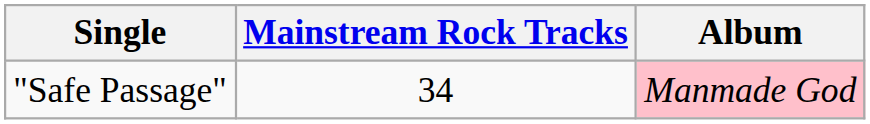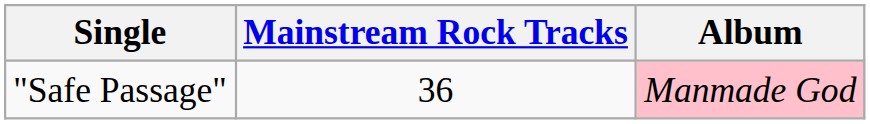(436, 88) 34 -> (436, 88) 36
